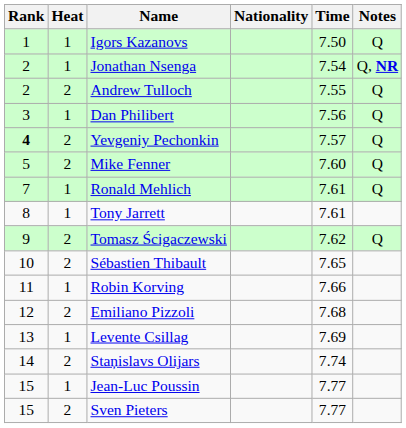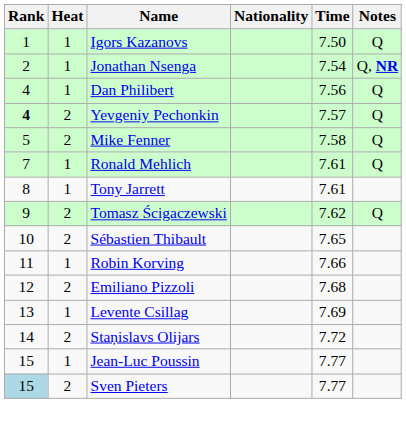- row: (141, 90)
(26, 115) 3 -> (26, 90) 4
(332, 164) 7.60 -> (332, 139) 7.58
(332, 361) 7.74 -> (332, 336) 7.72
(26, 410) no background -> (26, 386) lightblue background
